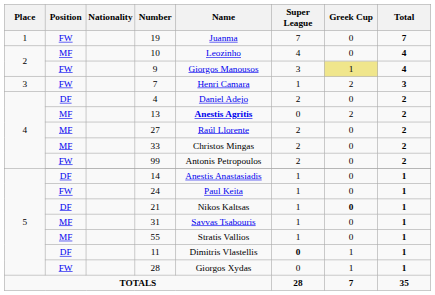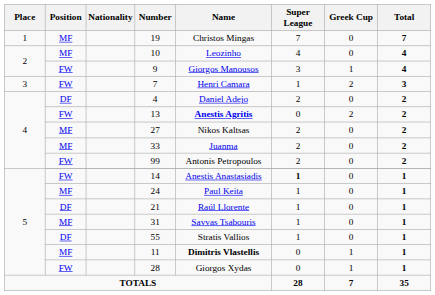(66, 38) FW -> (66, 38) MF
(224, 38) Juanma -> (224, 38) Christos Mingas
(351, 69) khaki background -> (351, 69) no background
(66, 115) MF -> (66, 115) FW
(224, 130) Raúl Llorente -> (224, 130) Nikos Kaltsas
(224, 145) Christos Mingas -> (224, 145) Juanma
(66, 176) DF -> (66, 176) FW
(298, 176) normal -> (298, 176) bold
(66, 191) FW -> (66, 191) MF
(224, 206) Nikos Kaltsas -> (224, 206) Raúl Llorente
(351, 206) bold -> (351, 206) normal
(66, 237) MF -> (66, 237) DF
(66, 252) DF -> (66, 252) MF
(224, 252) normal -> (224, 252) bold
(298, 252) bold -> (298, 252) normal
